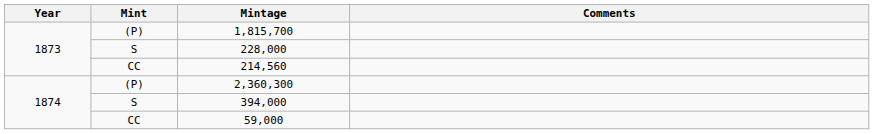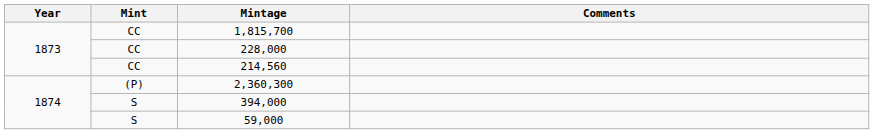(134, 31) (P) -> (134, 31) CC
(134, 49) S -> (134, 49) CC
(134, 120) CC -> (134, 120) S
